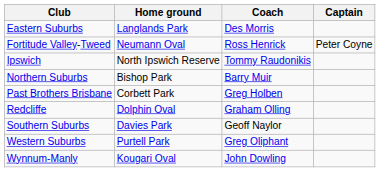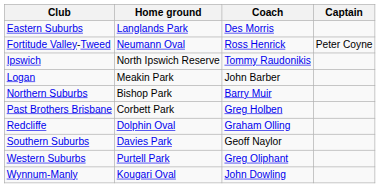+ row: (21, 77)
